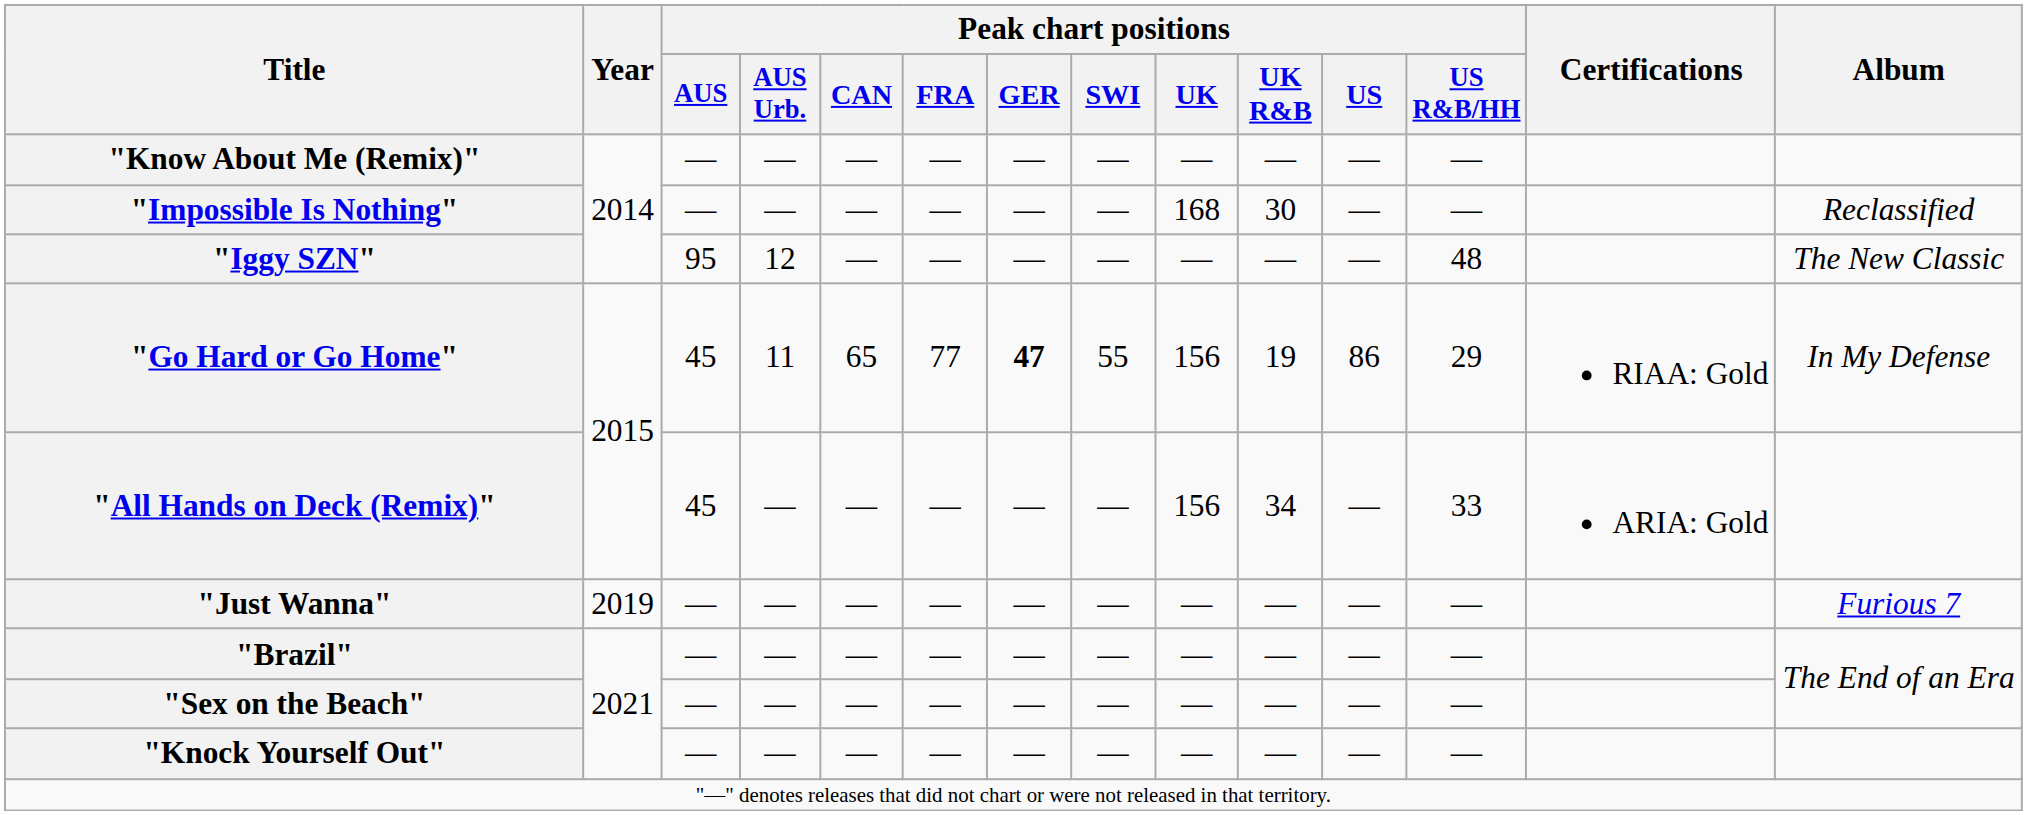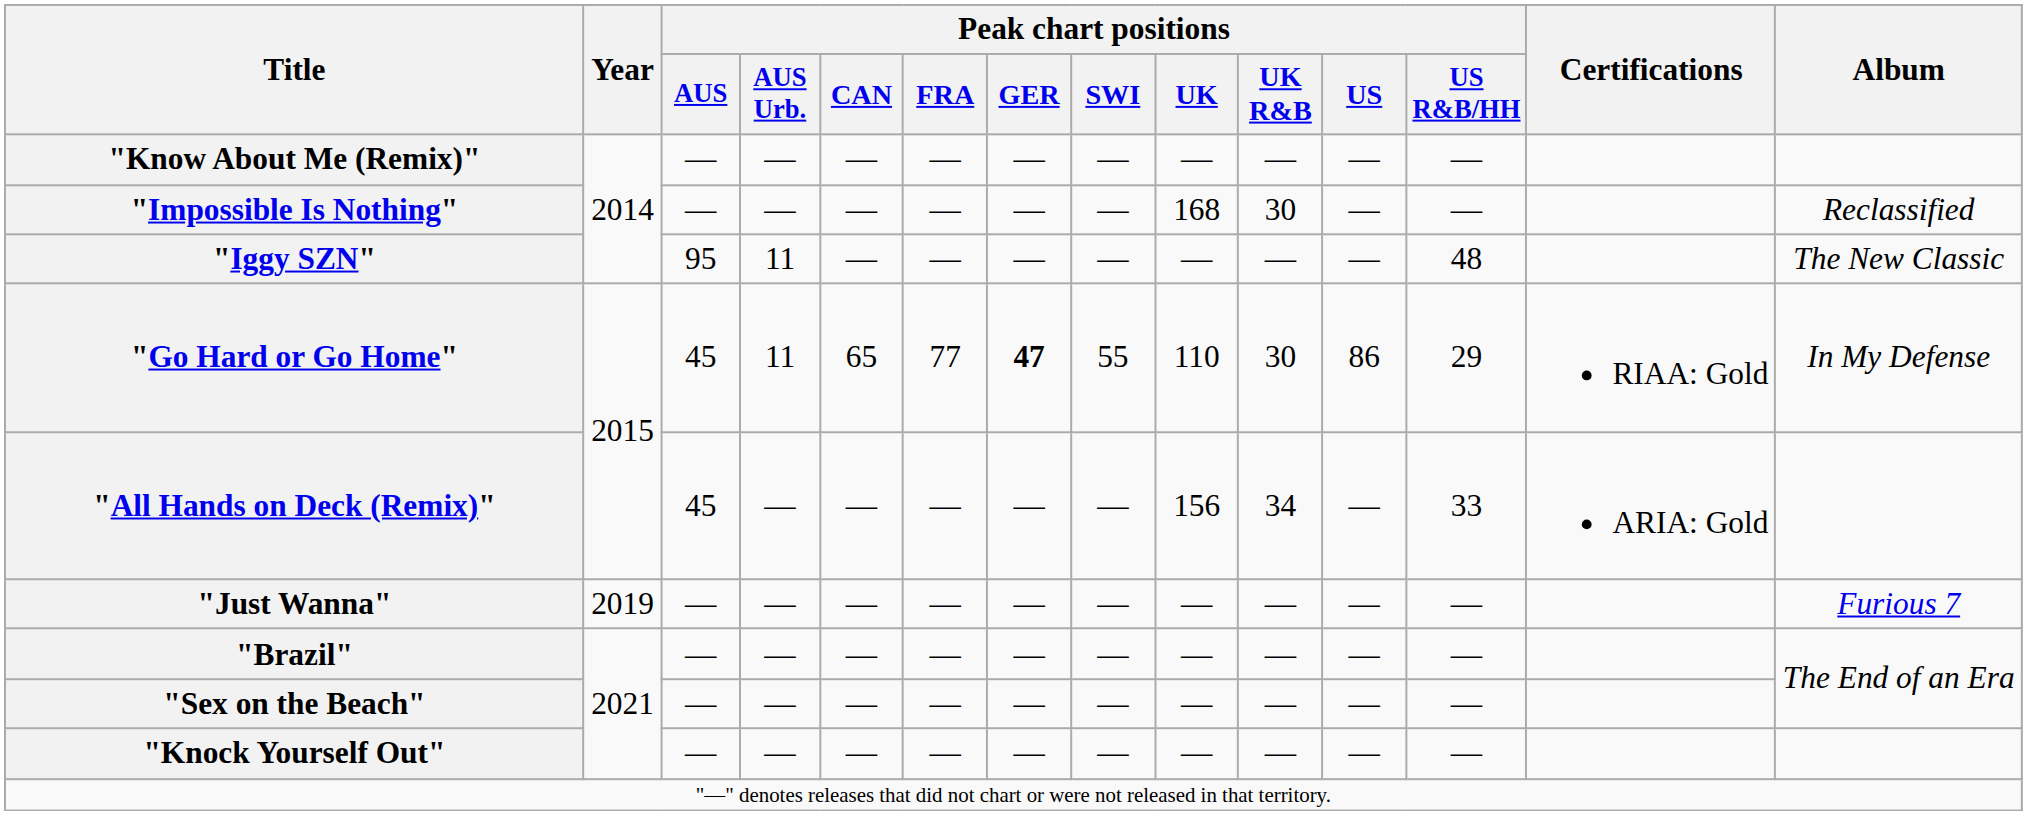(780, 258) 12 -> (780, 258) 11
(1197, 357) 156 -> (1197, 357) 110
(1280, 357) 19 -> (1280, 357) 30
